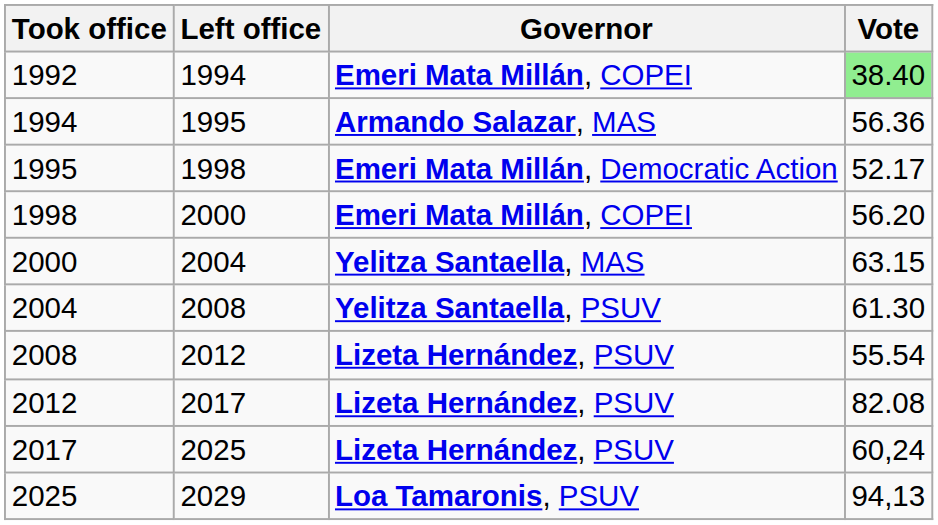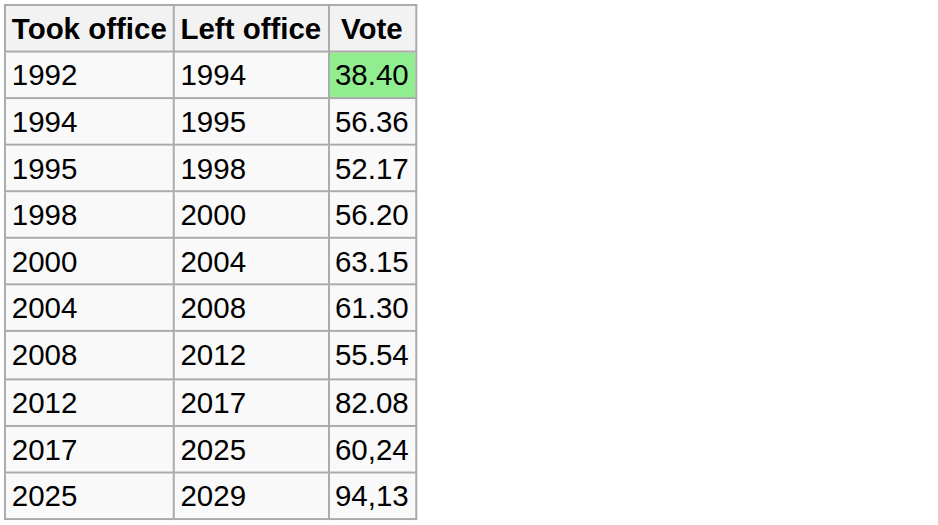- column: (586, 28)
